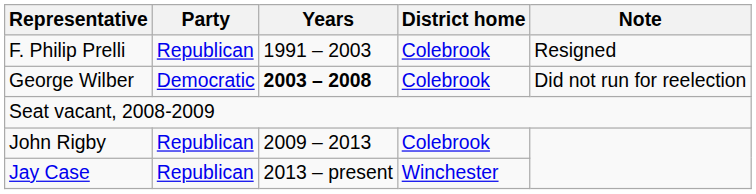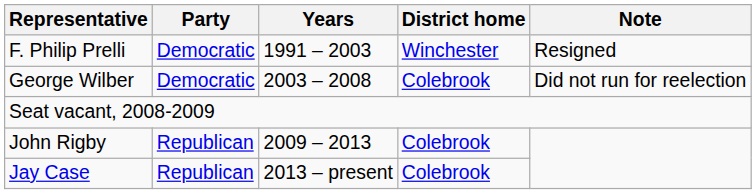(205, 50) Republican -> (206, 50) Democratic
(446, 50) Colebrook -> (450, 50) Winchester
(317, 81) bold -> (317, 81) normal
(450, 173) Winchester -> (446, 173) Colebrook
